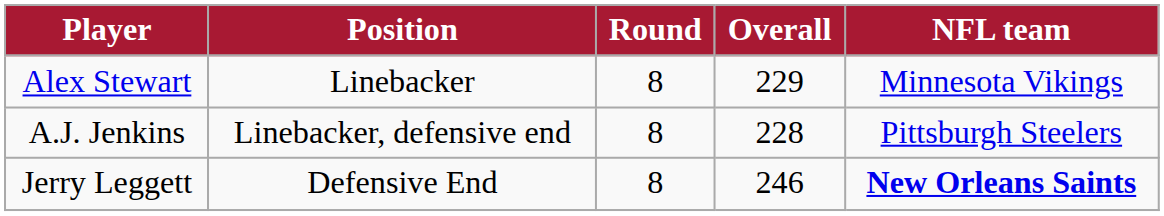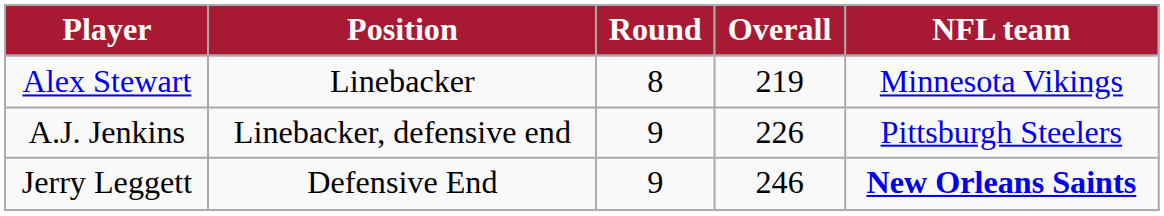(780, 81) 229 -> (780, 81) 219
(655, 132) 8 -> (655, 132) 9
(780, 132) 228 -> (780, 132) 226
(655, 183) 8 -> (655, 183) 9
